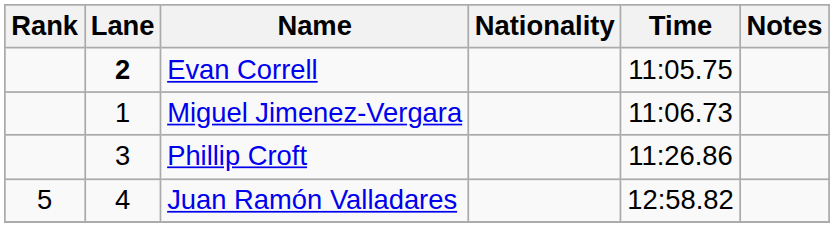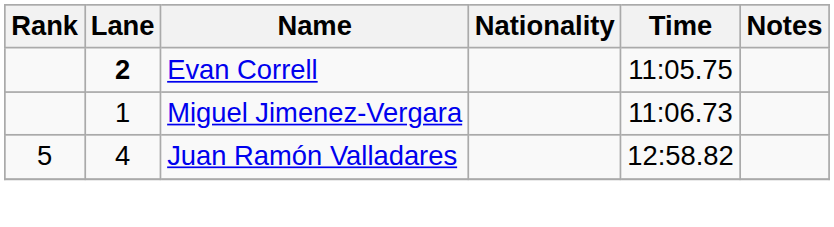- row: (237, 156)
